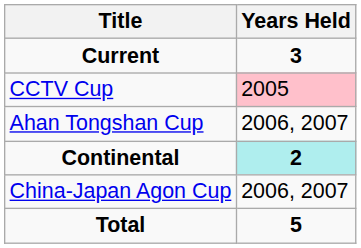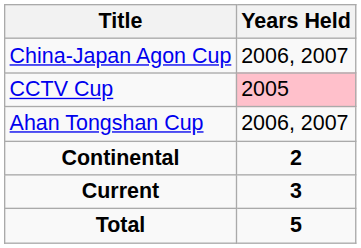rows swapped: (120, 55) <-> (120, 191)
(296, 157) paleturquoise background -> (296, 157) no background
